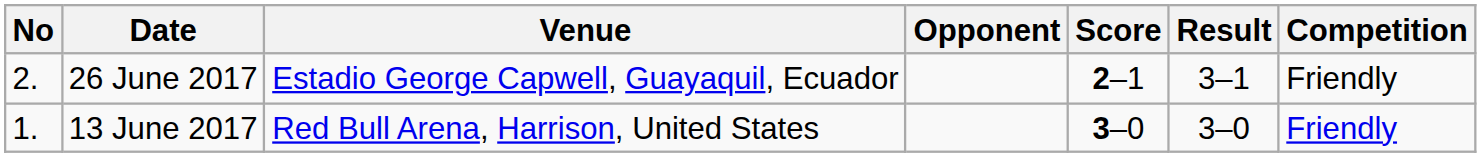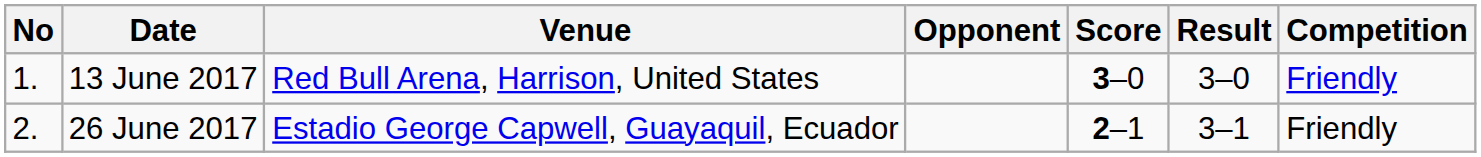rows swapped: (163, 127) <-> (163, 78)
